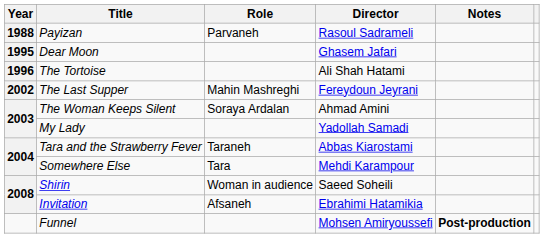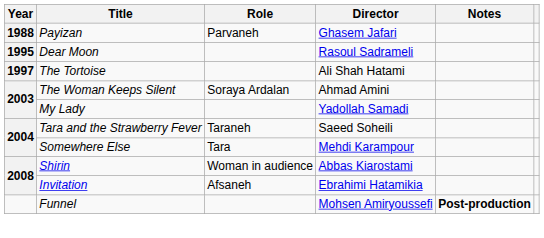(366, 33) Rasoul Sadrameli -> (358, 33) Ghasem Jafari
(358, 52) Ghasem Jafari -> (366, 52) Rasoul Sadrameli
(20, 71) 1996 -> (20, 71) 1997
- row: (84, 90)
(366, 147) Abbas Kiarostami -> (356, 128) Saeed Soheili
(356, 185) Saeed Soheili -> (366, 166) Abbas Kiarostami
